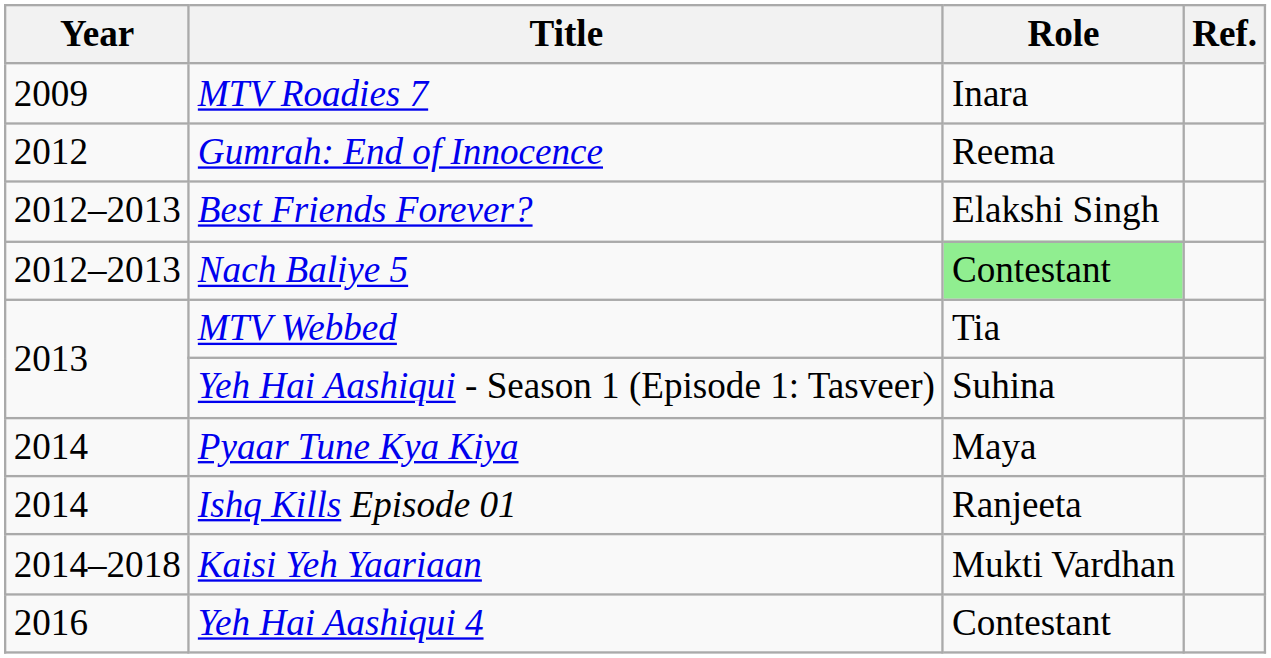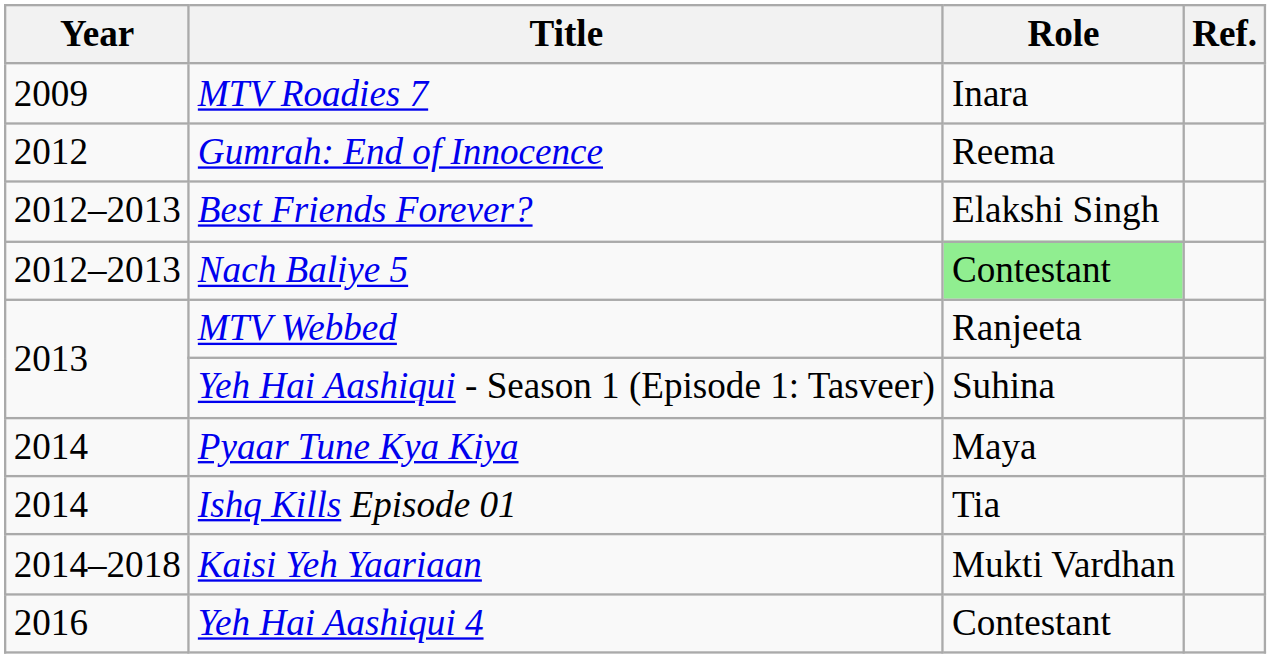(976, 328) Tia -> (1017, 328) Ranjeeta
(1017, 504) Ranjeeta -> (976, 504) Tia
